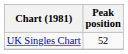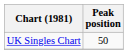(103, 40) 52 -> (103, 40) 50
